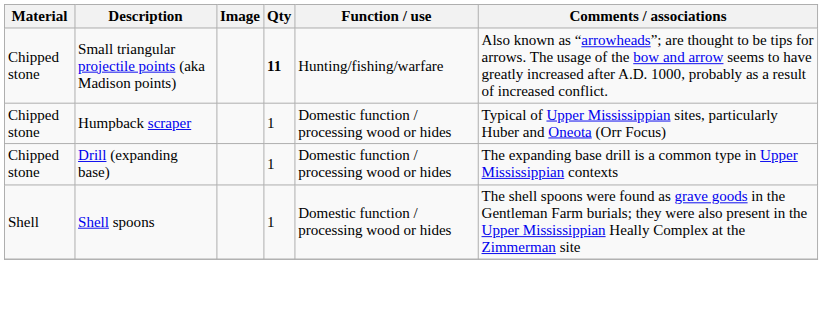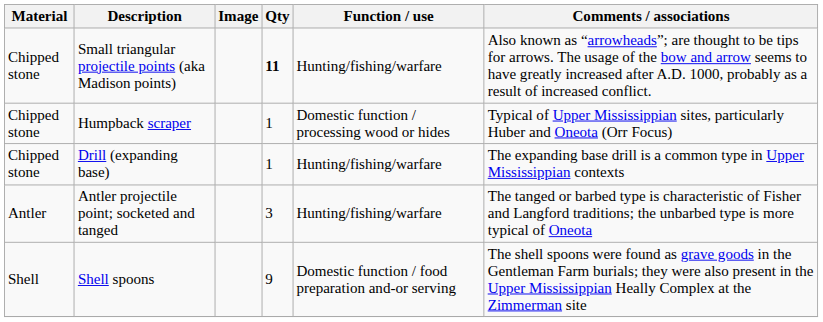(375, 164) Domestic function / processing wood or hides -> (369, 164) Hunting/fishing/warfare
+ row: (136, 213)
(271, 221) 1 -> (269, 279) 9
(375, 221) Domestic function / processing wood or hides -> (376, 279) Domestic function / food preparation and-or serving
